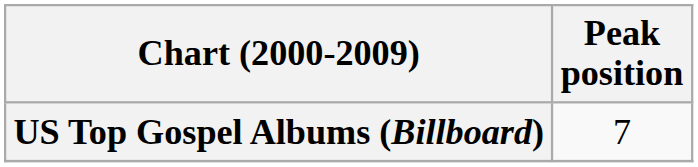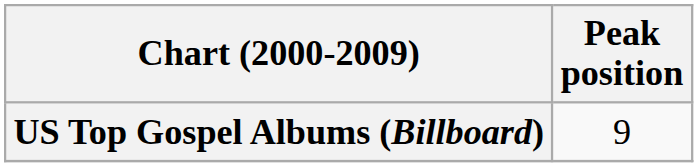(622, 131) 7 -> (622, 131) 9
